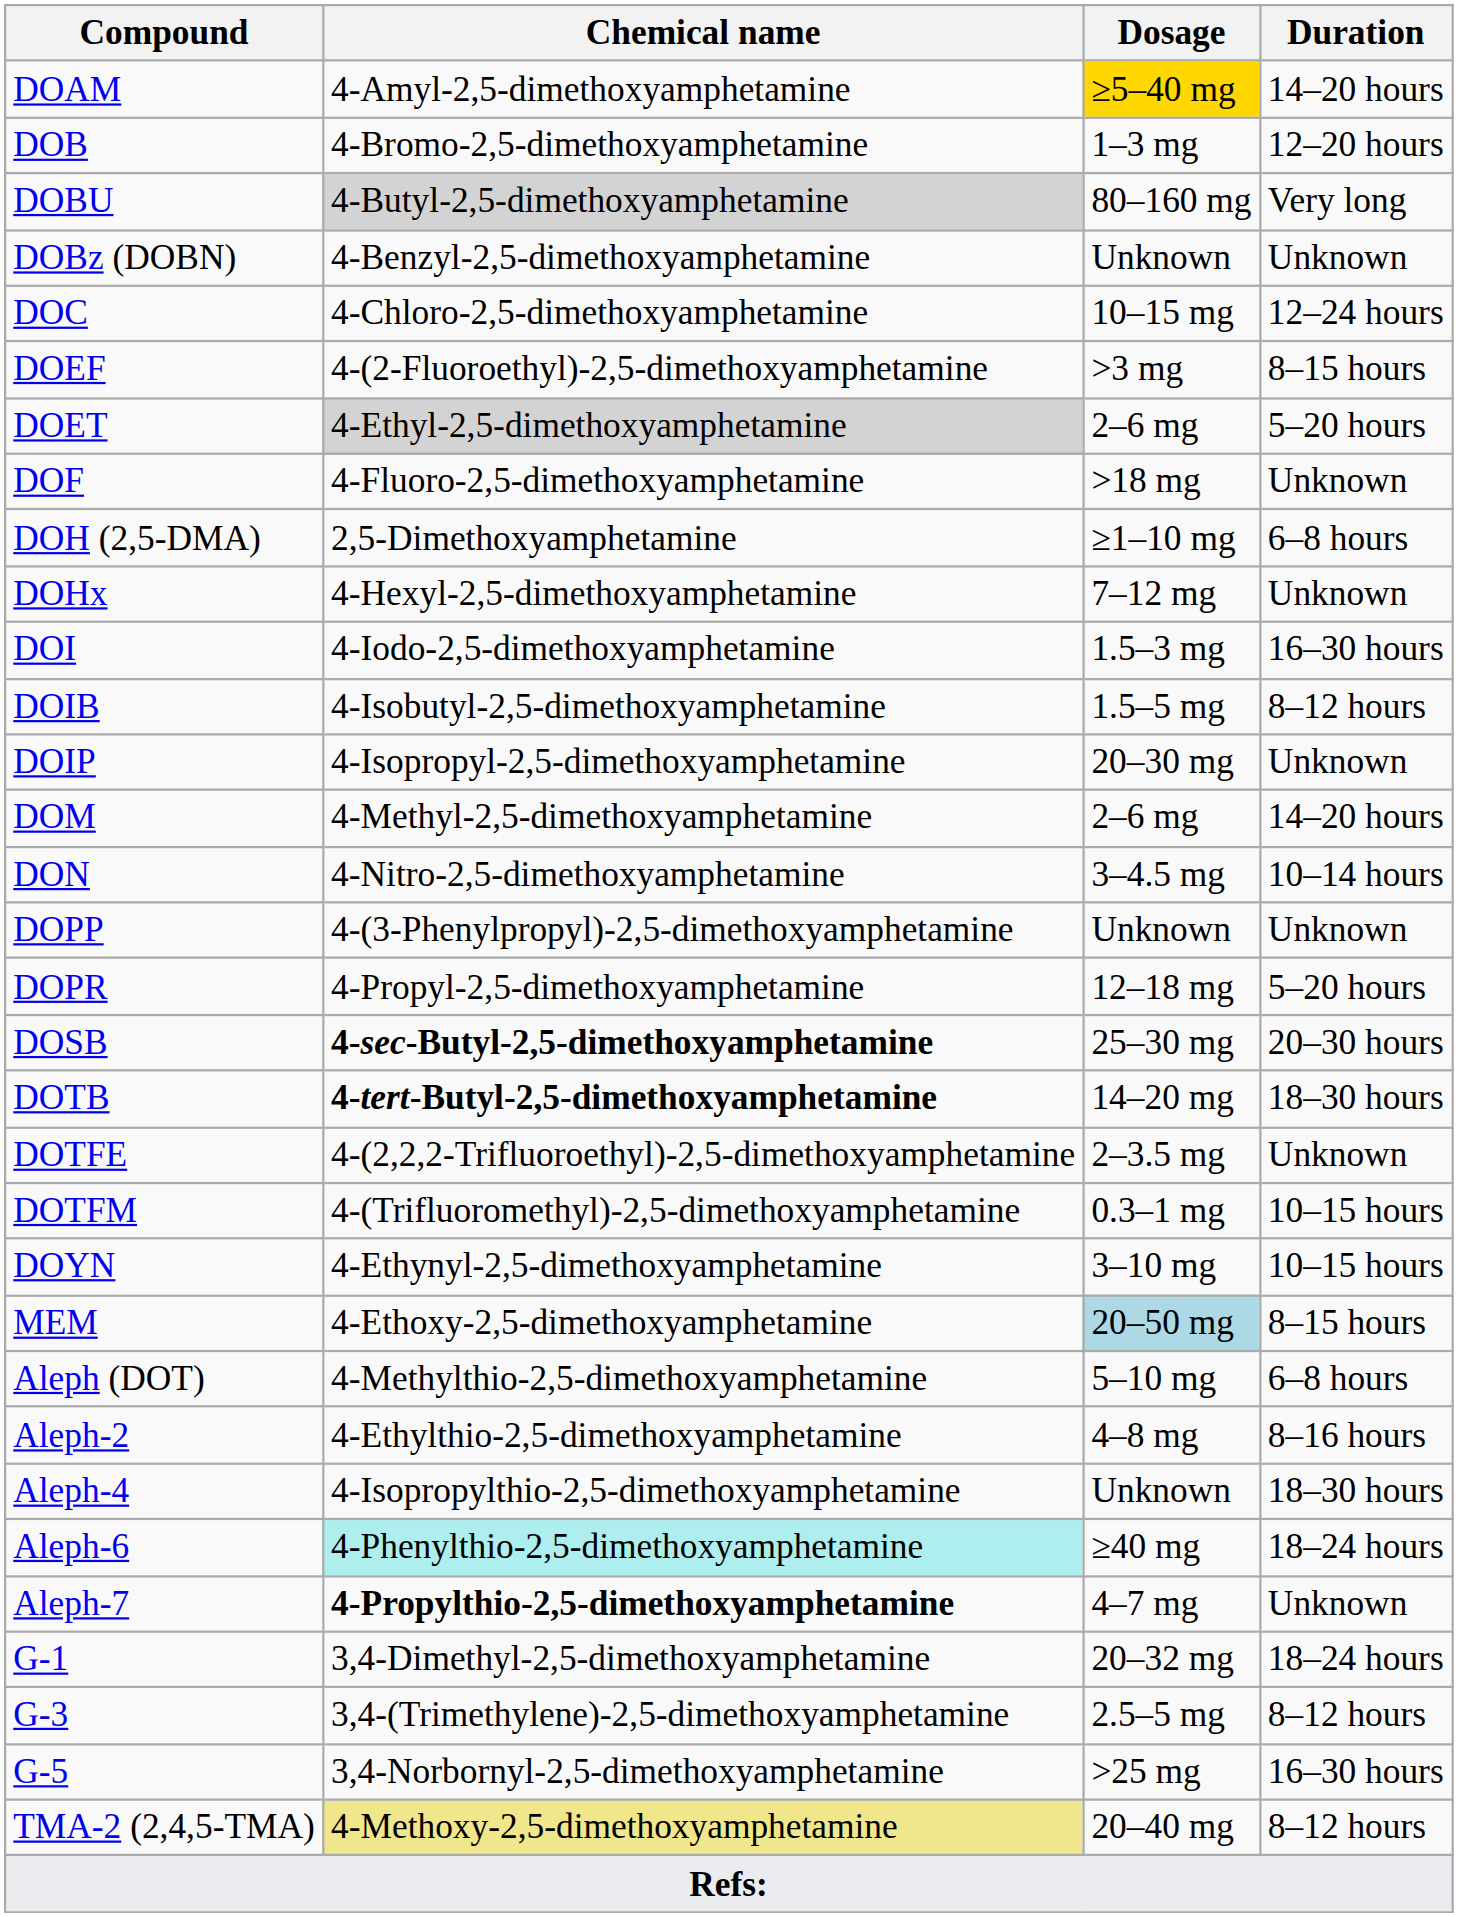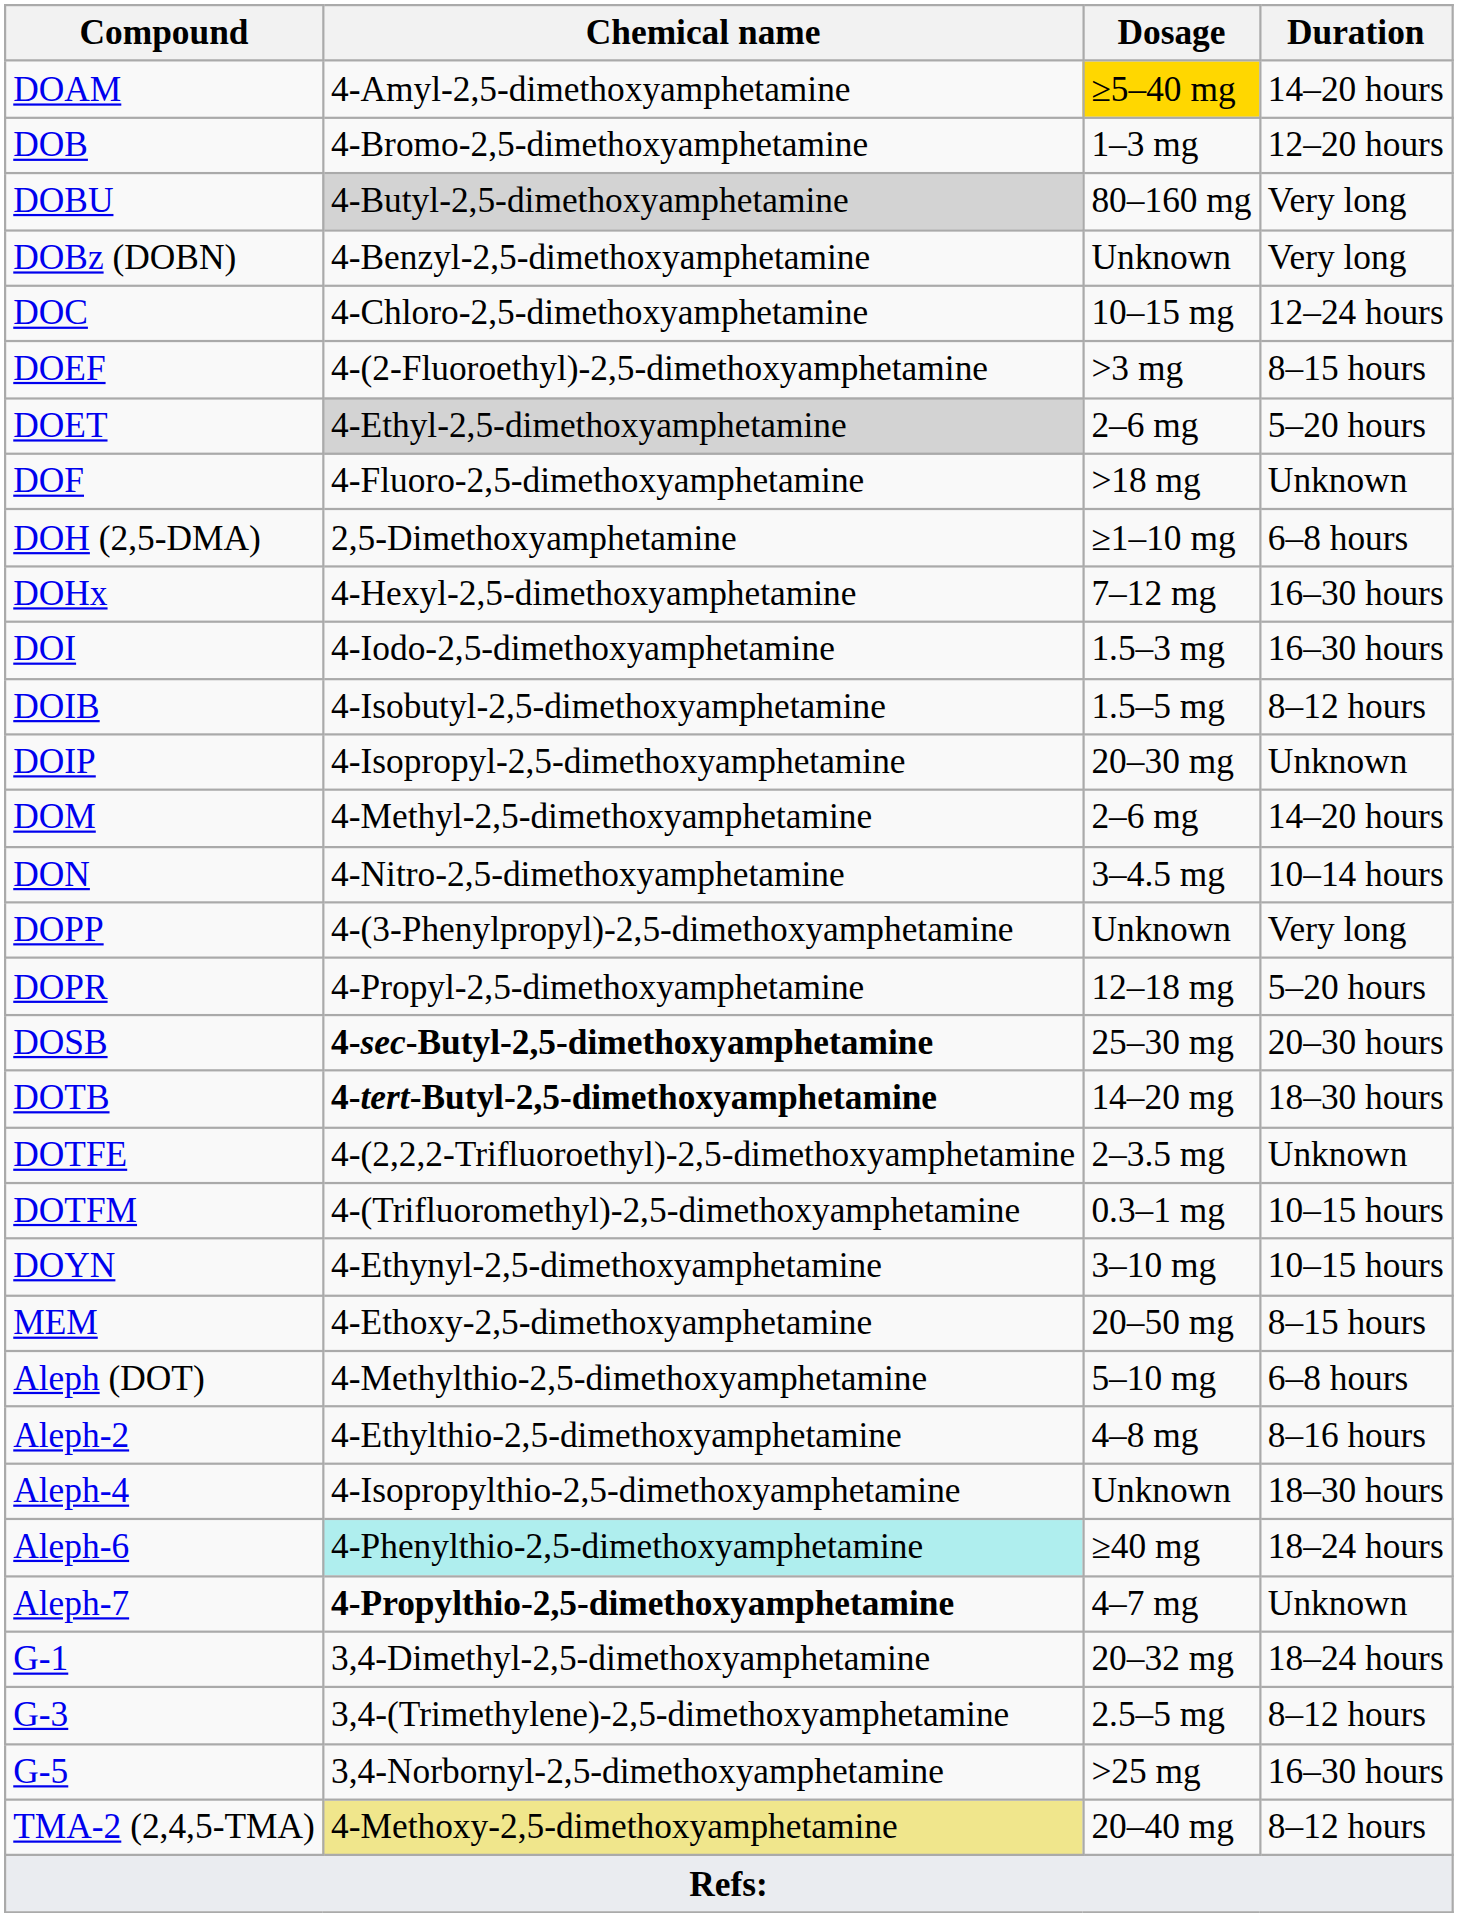(1338, 256) Unknown -> (1337, 256) Very long
(1338, 593) Unknown -> (1356, 593) 16–30 hours
(1338, 929) Unknown -> (1337, 929) Very long
(1163, 1322) lightblue background -> (1163, 1322) no background
